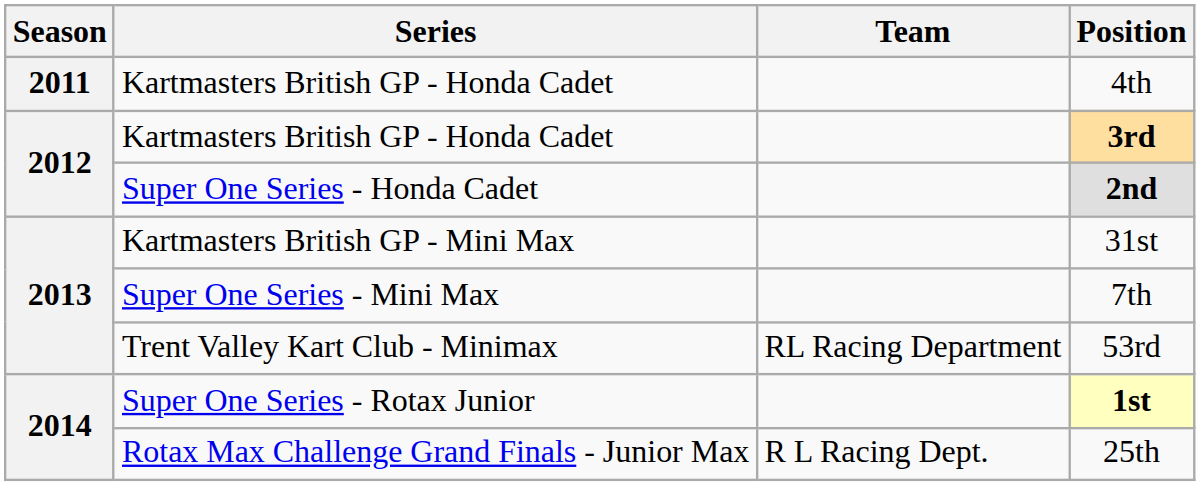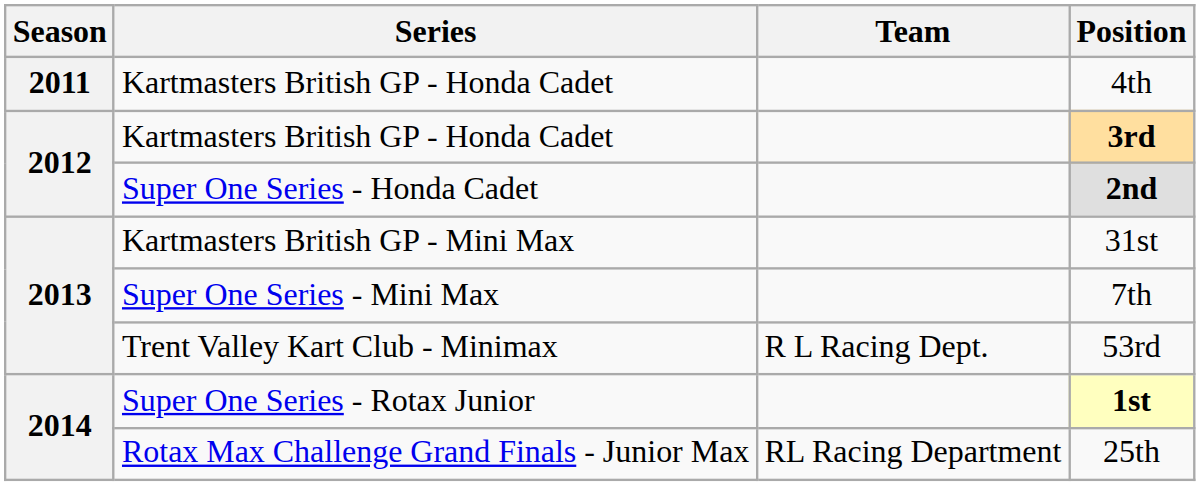(913, 346) RL Racing Department -> (876, 346) R L Racing Dept.
(876, 452) R L Racing Dept. -> (913, 452) RL Racing Department
